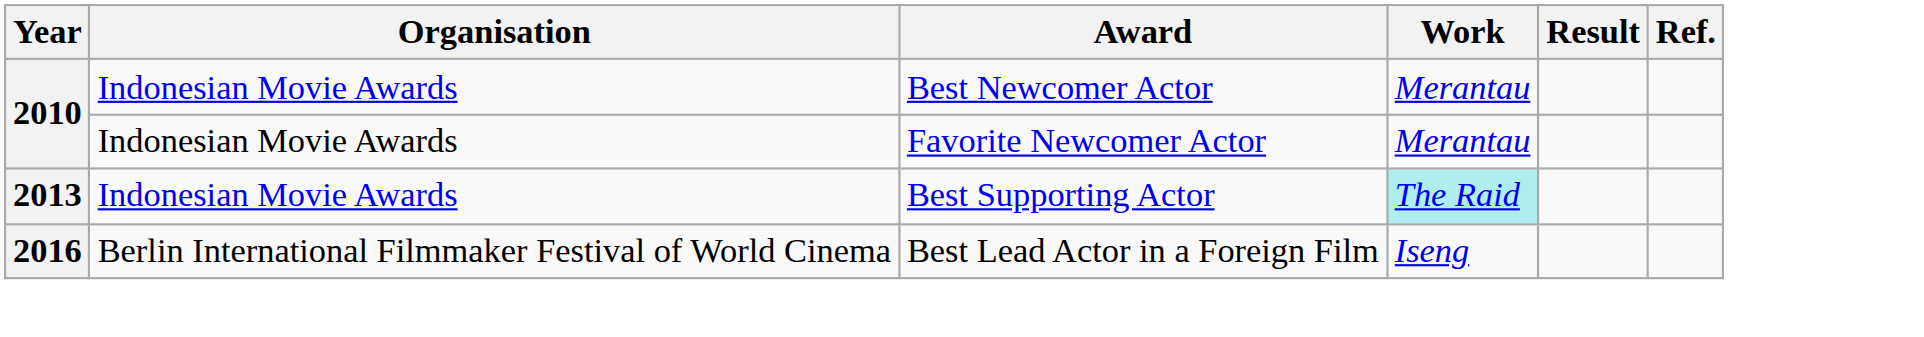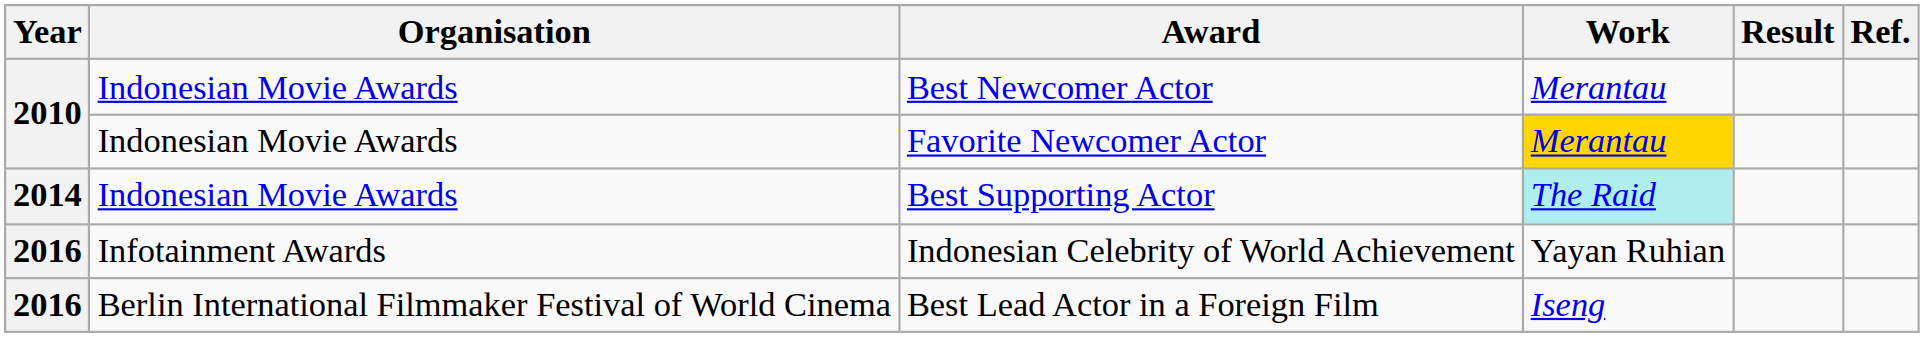(1463, 140) no background -> (1599, 140) gold background
(47, 195) 2013 -> (47, 195) 2014
+ row: (1211, 250)
